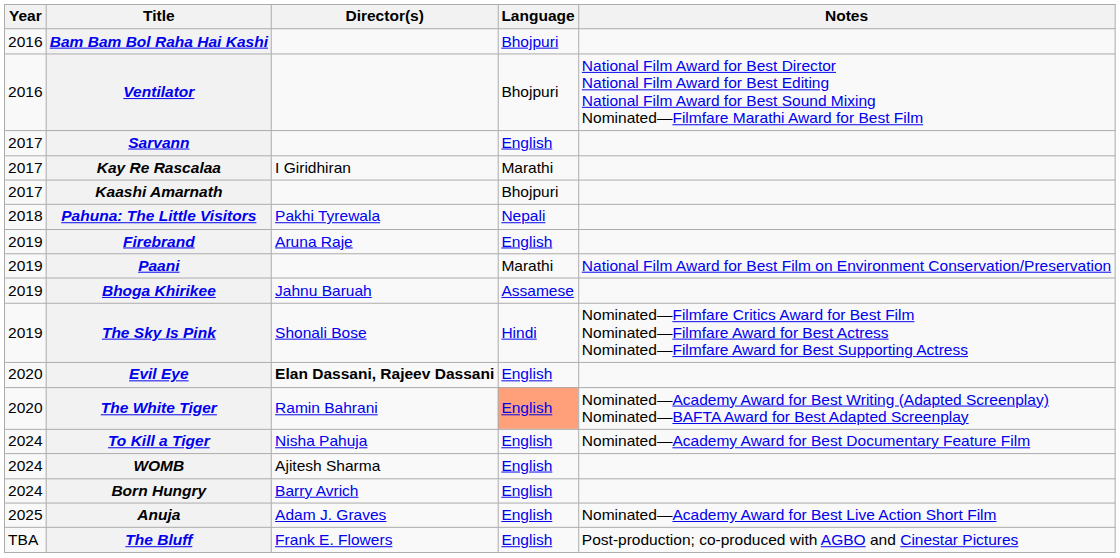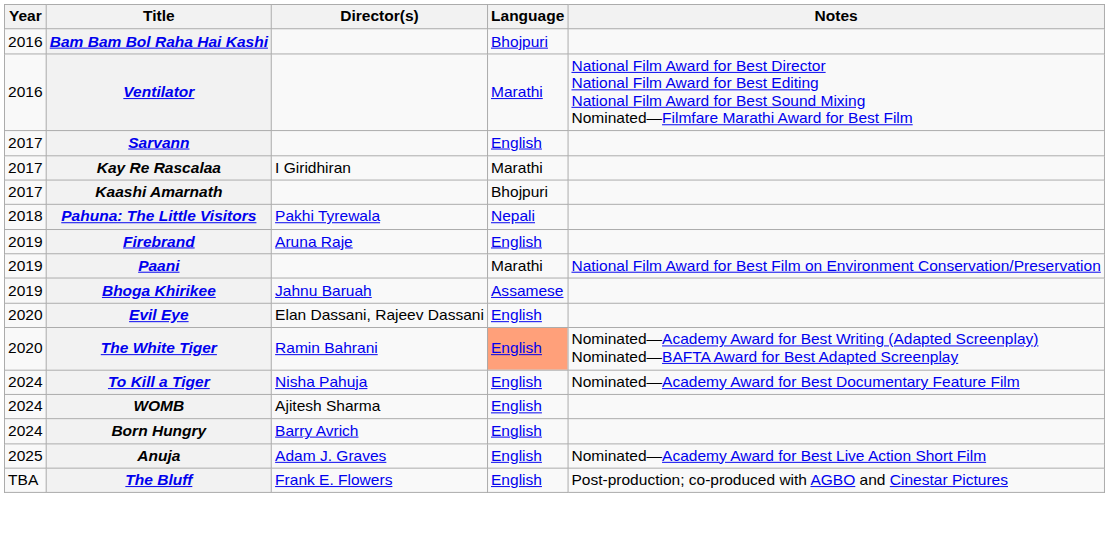(530, 92) Bhojpuri -> (517, 92) Marathi
- row: (159, 332)
(385, 374) bold -> (379, 315) normal
